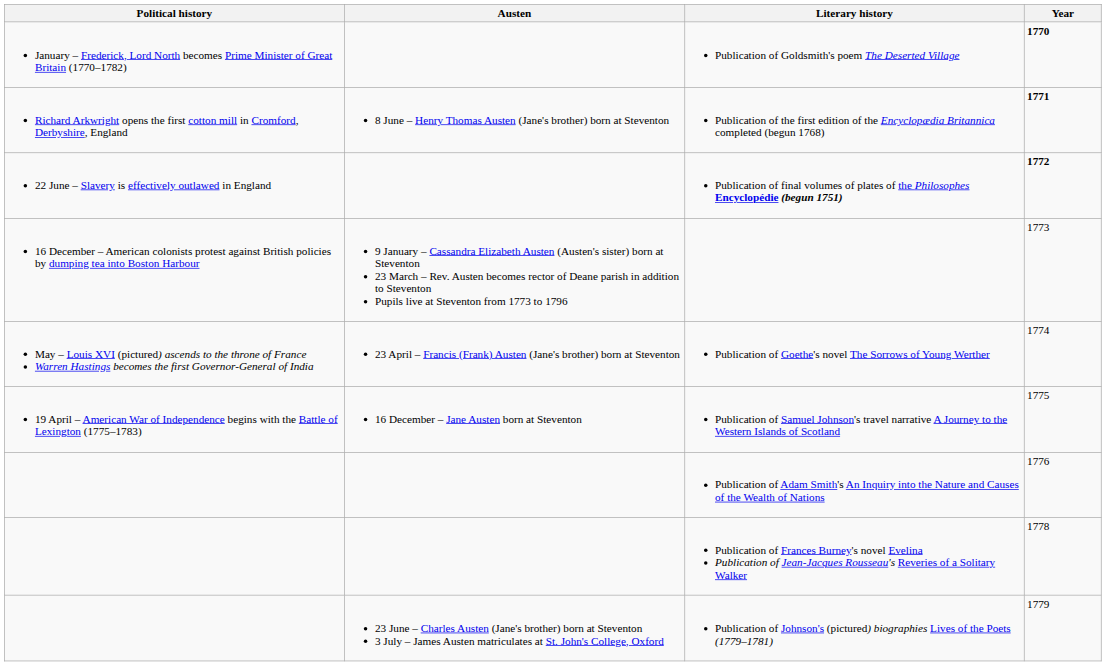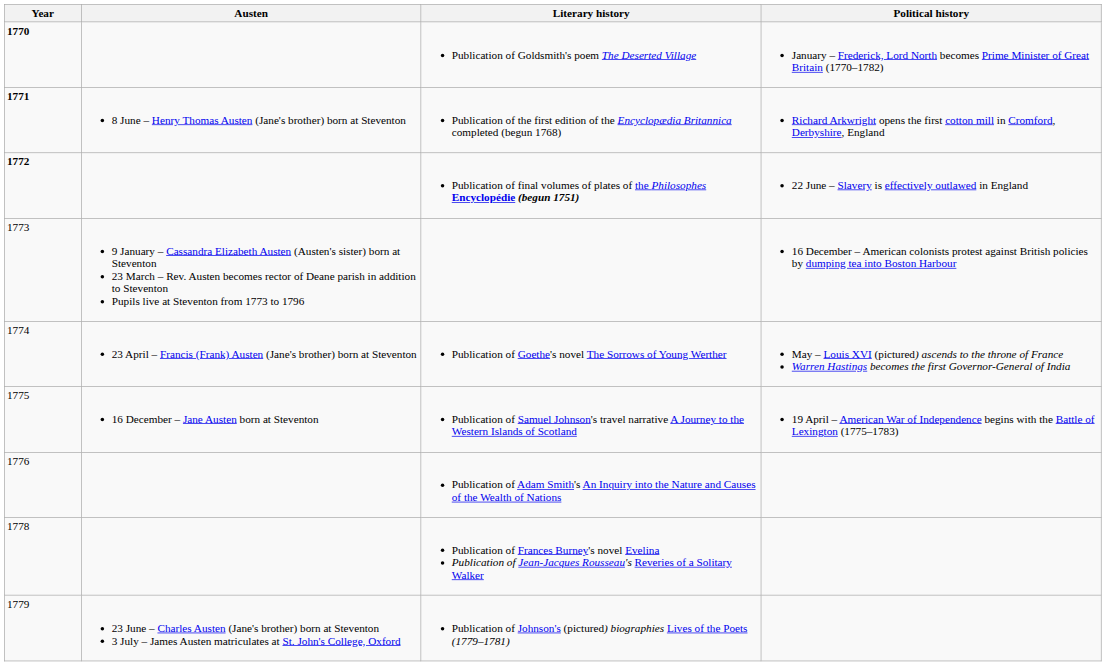columns swapped: (1063, 13) <-> (174, 13)
